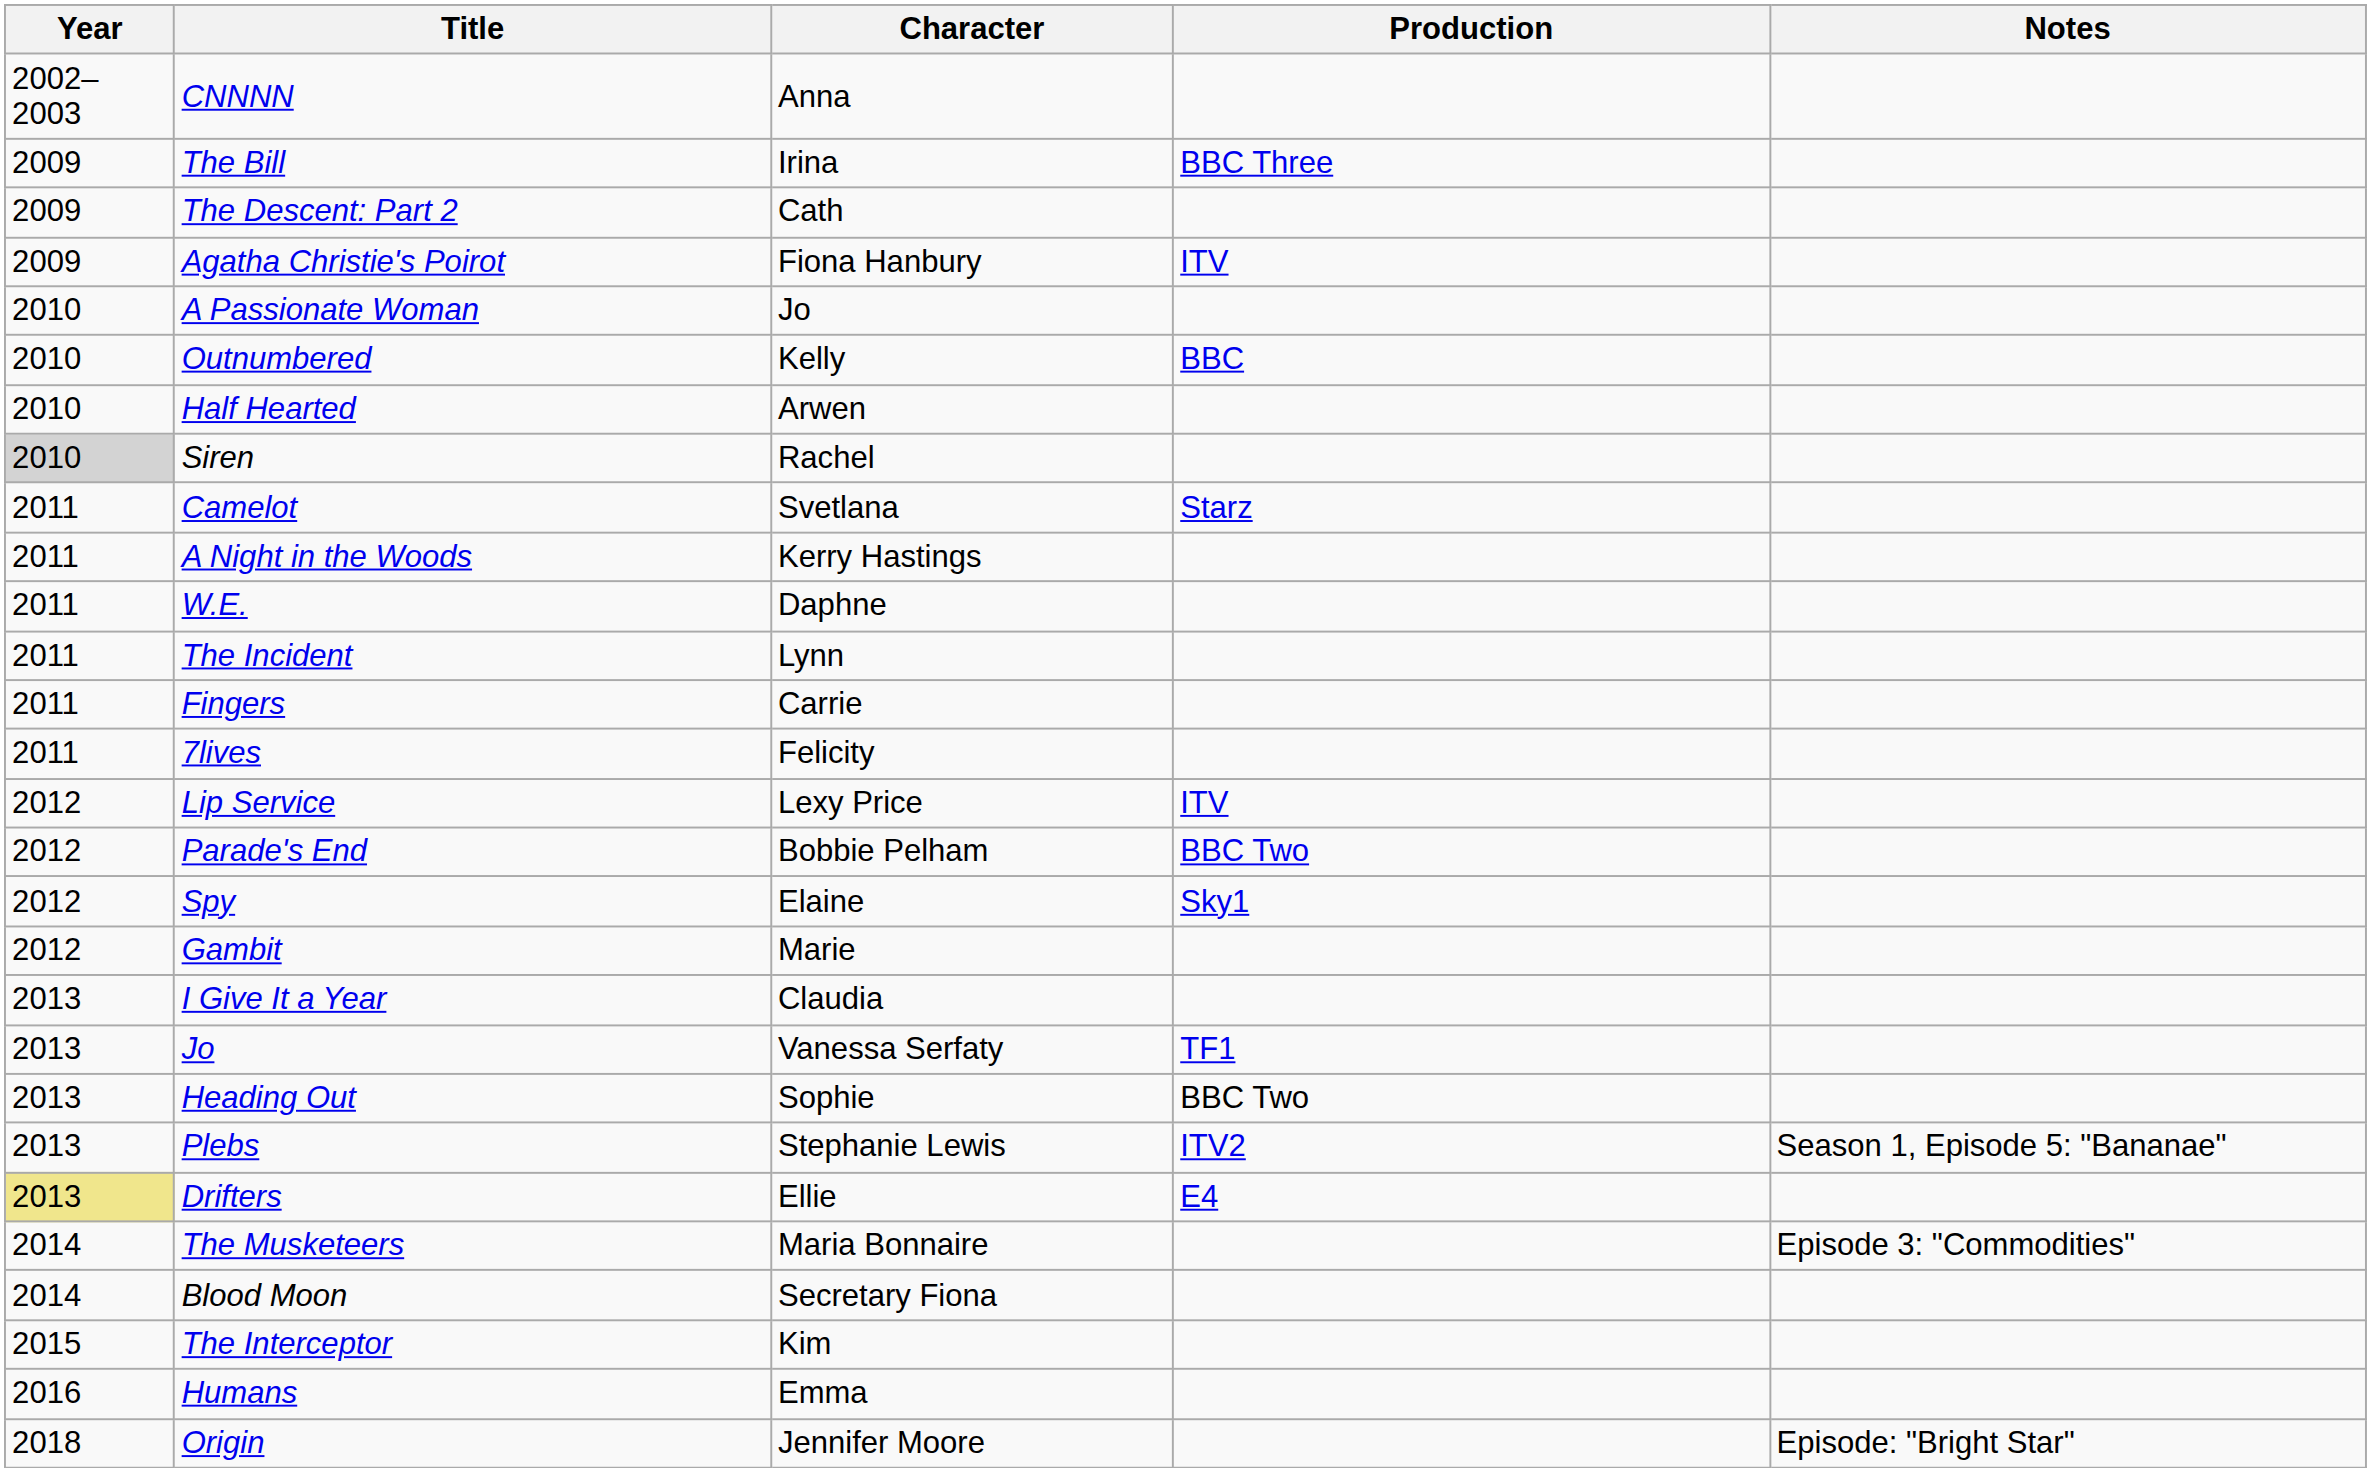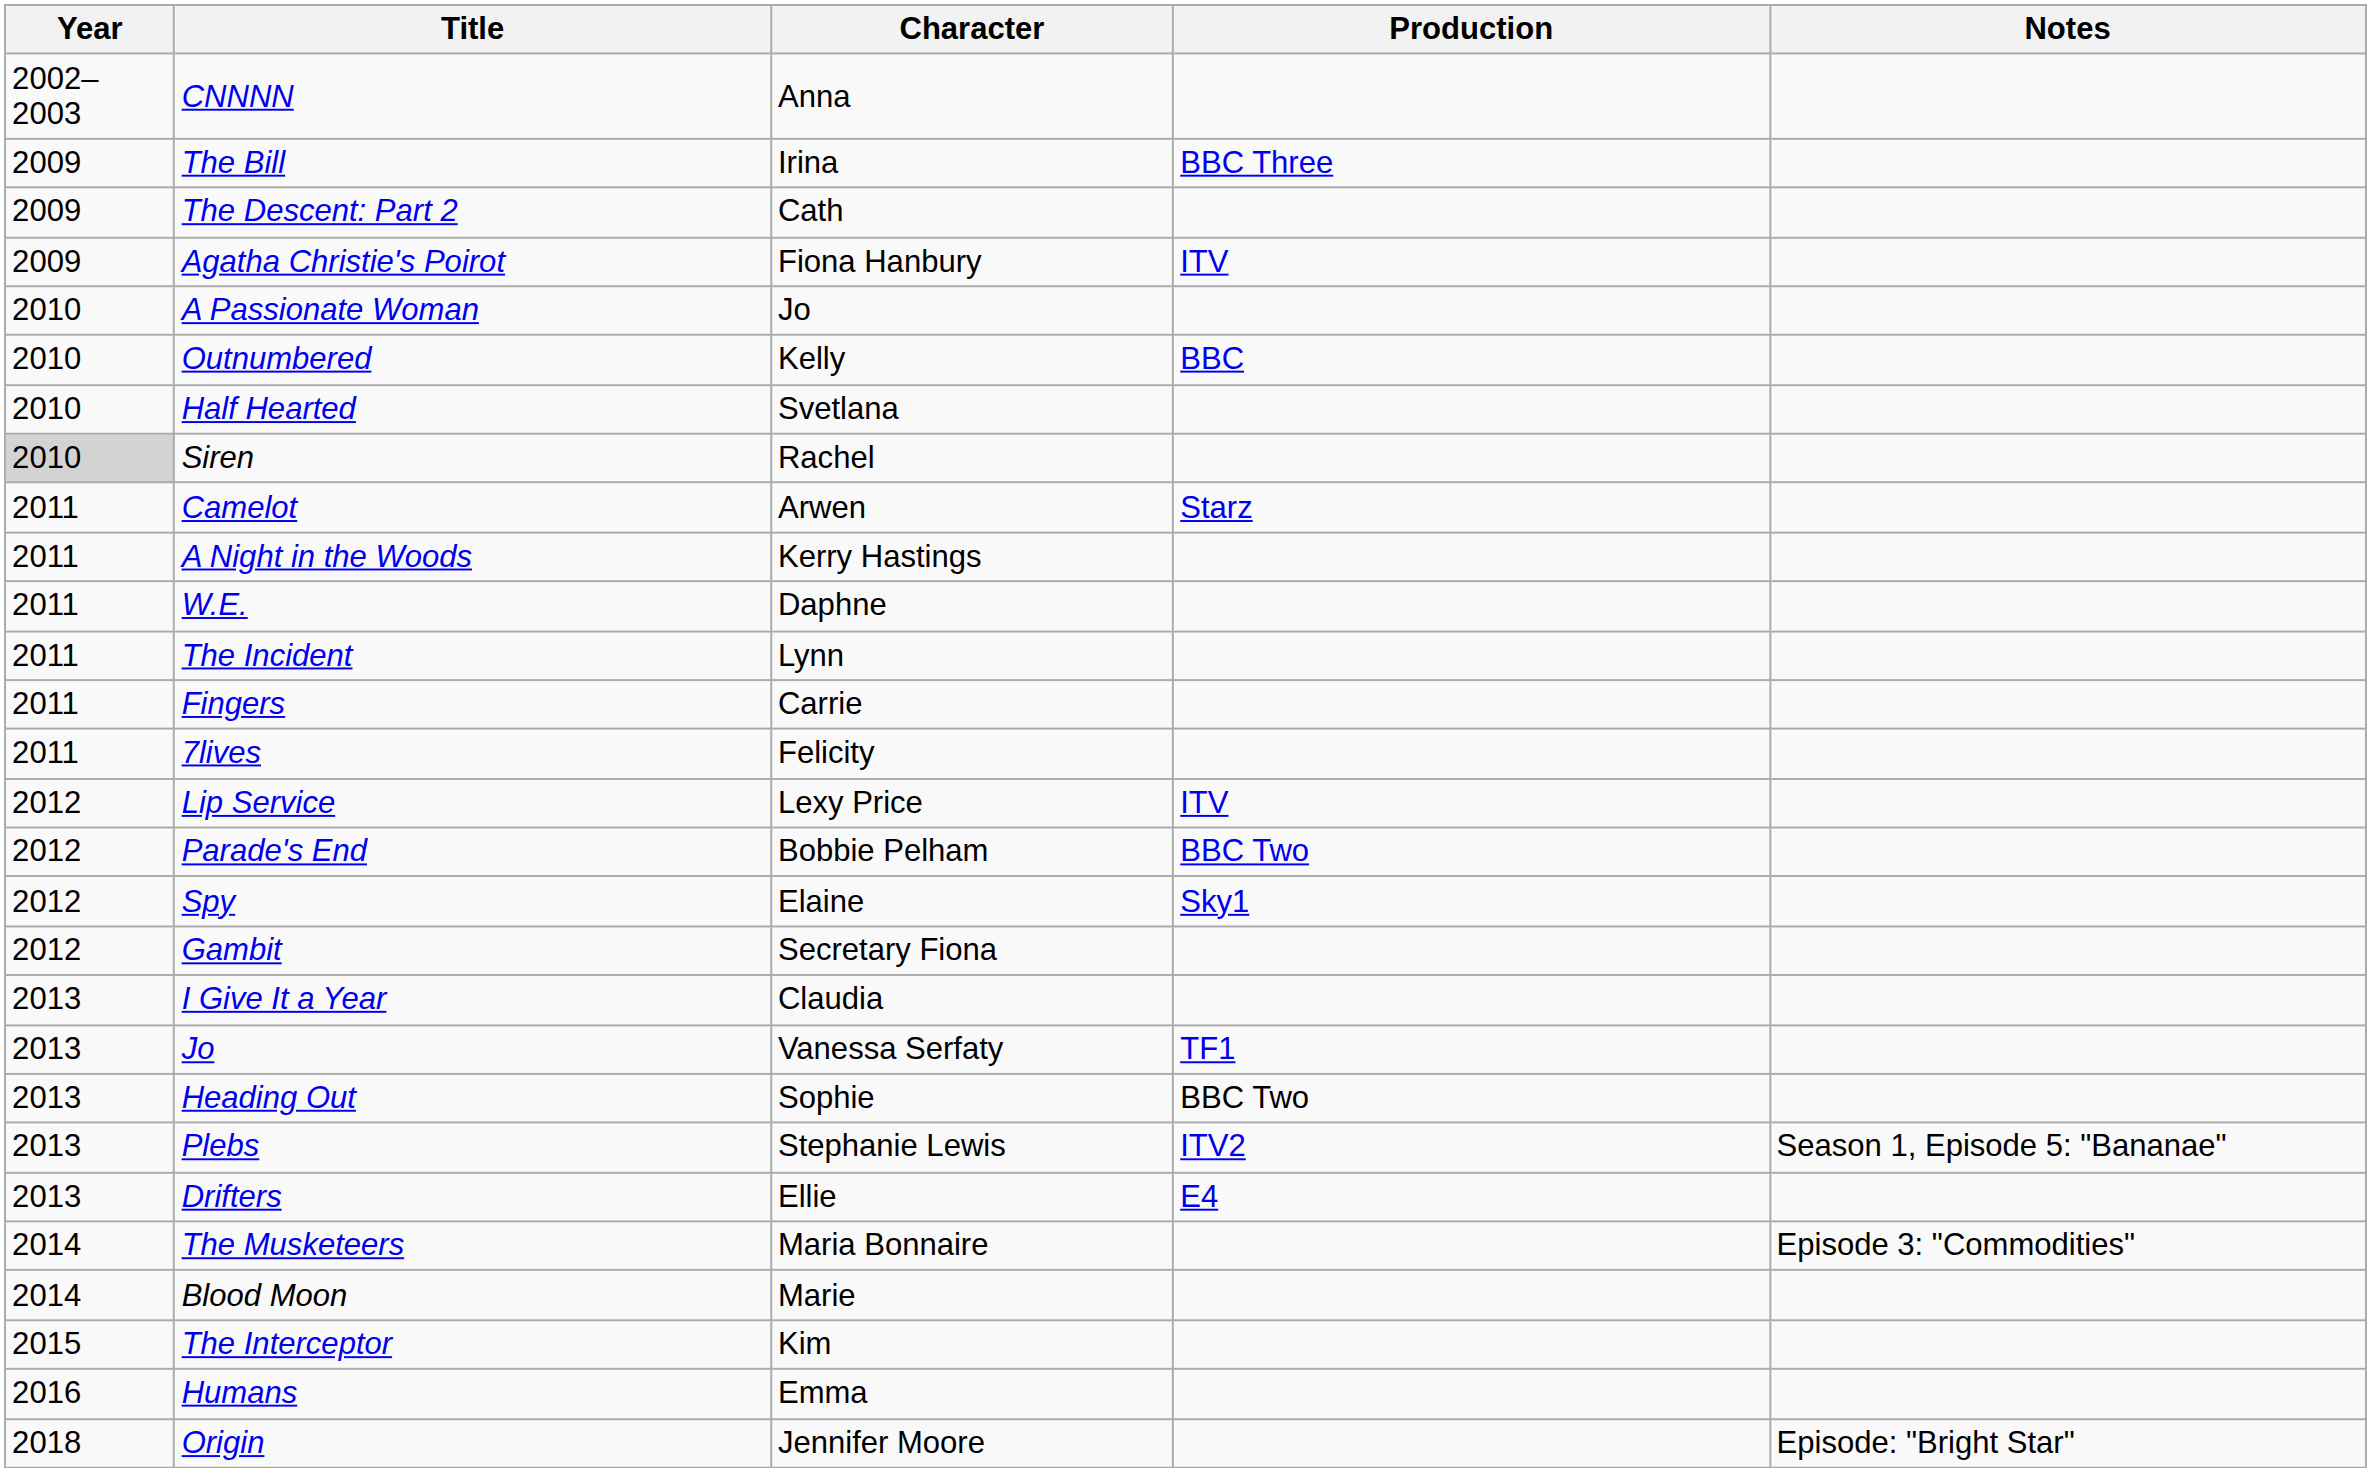(822, 408) Arwen -> (838, 408) Svetlana
(838, 507) Svetlana -> (822, 507) Arwen
(817, 950) Marie -> (887, 950) Secretary Fiona
(47, 1196) khaki background -> (47, 1196) no background
(887, 1294) Secretary Fiona -> (817, 1294) Marie
